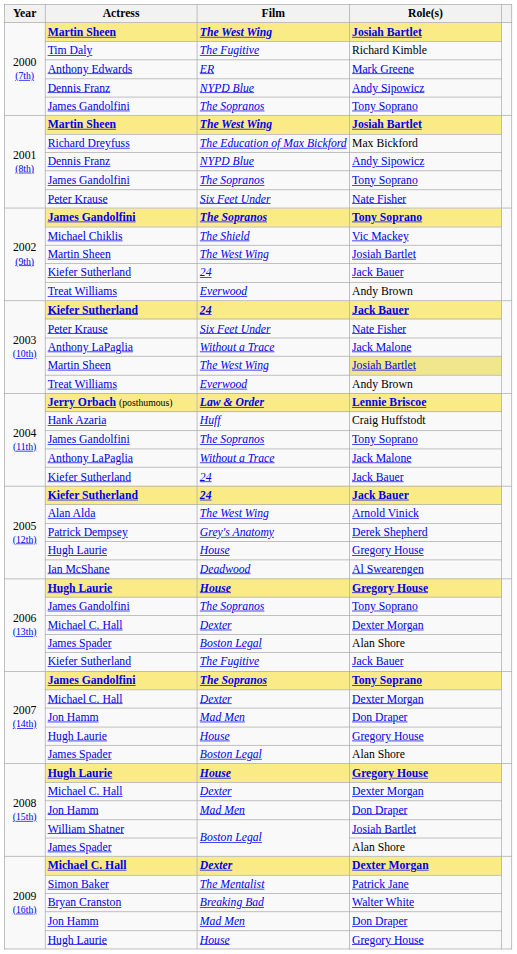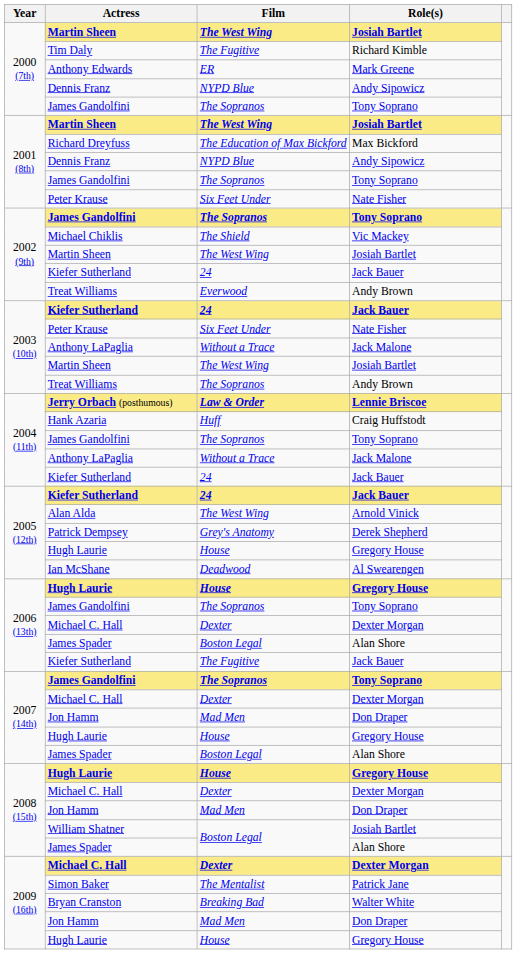(384, 365) khaki background -> (384, 365) no background
(224, 384) Everwood -> (232, 384) The Sopranos
